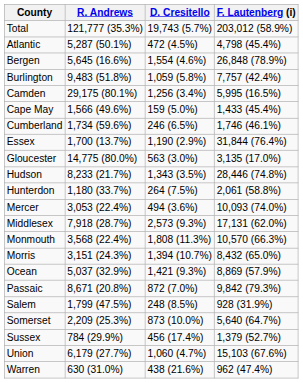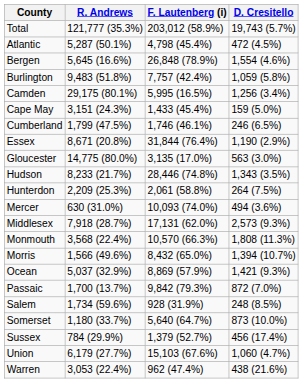columns swapped: (180, 12) <-> (256, 12)
(99, 110) 1,566 (49.6%) -> (99, 110) 3,151 (24.3%)
(99, 126) 1,734 (59.6%) -> (99, 126) 1,799 (47.5%)
(99, 142) 1,700 (13.7%) -> (99, 142) 8,671 (20.8%)
(99, 191) 1,180 (33.7%) -> (99, 191) 2,209 (25.3%)
(99, 207) 3,053 (22.4%) -> (95, 207) 630 (31.0%)
(99, 256) 3,151 (24.3%) -> (99, 256) 1,566 (49.6%)
(99, 288) 8,671 (20.8%) -> (99, 288) 1,700 (13.7%)
(99, 304) 1,799 (47.5%) -> (99, 304) 1,734 (59.6%)
(99, 321) 2,209 (25.3%) -> (99, 321) 1,180 (33.7%)
(95, 369) 630 (31.0%) -> (99, 369) 3,053 (22.4%)
